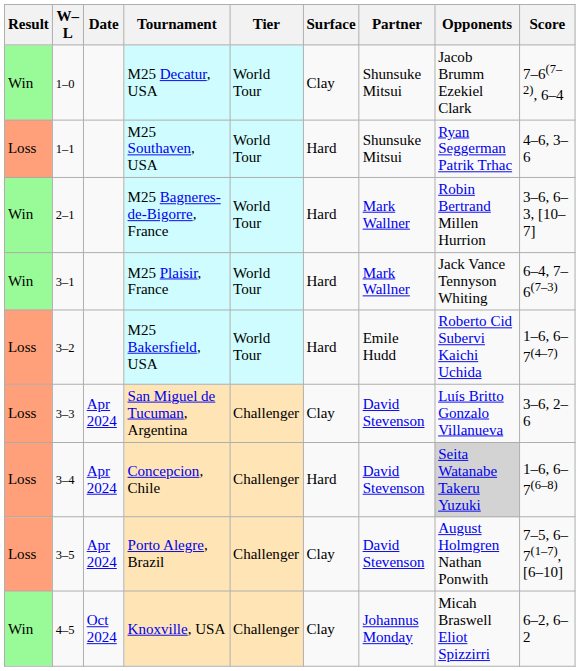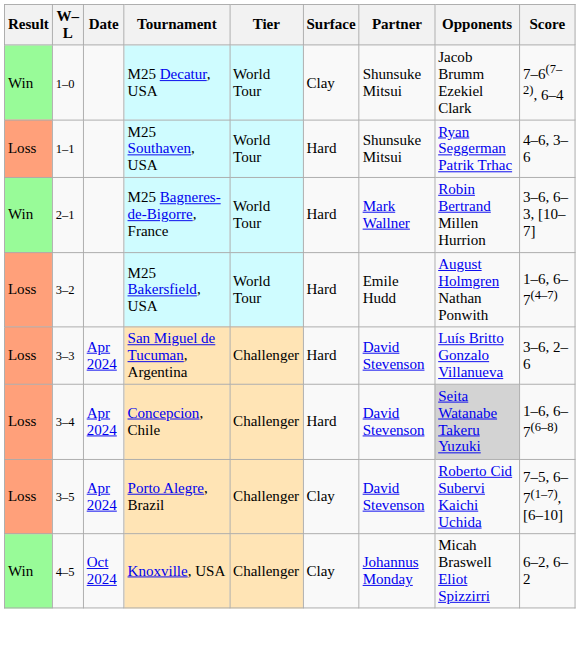- row: (164, 281)
(475, 347) Roberto Cid Subervi Kaichi Uchida -> (469, 289) August Holmgren Nathan Ponwith
(321, 413) Clay -> (321, 355) Hard
(469, 554) August Holmgren Nathan Ponwith -> (475, 496) Roberto Cid Subervi Kaichi Uchida
